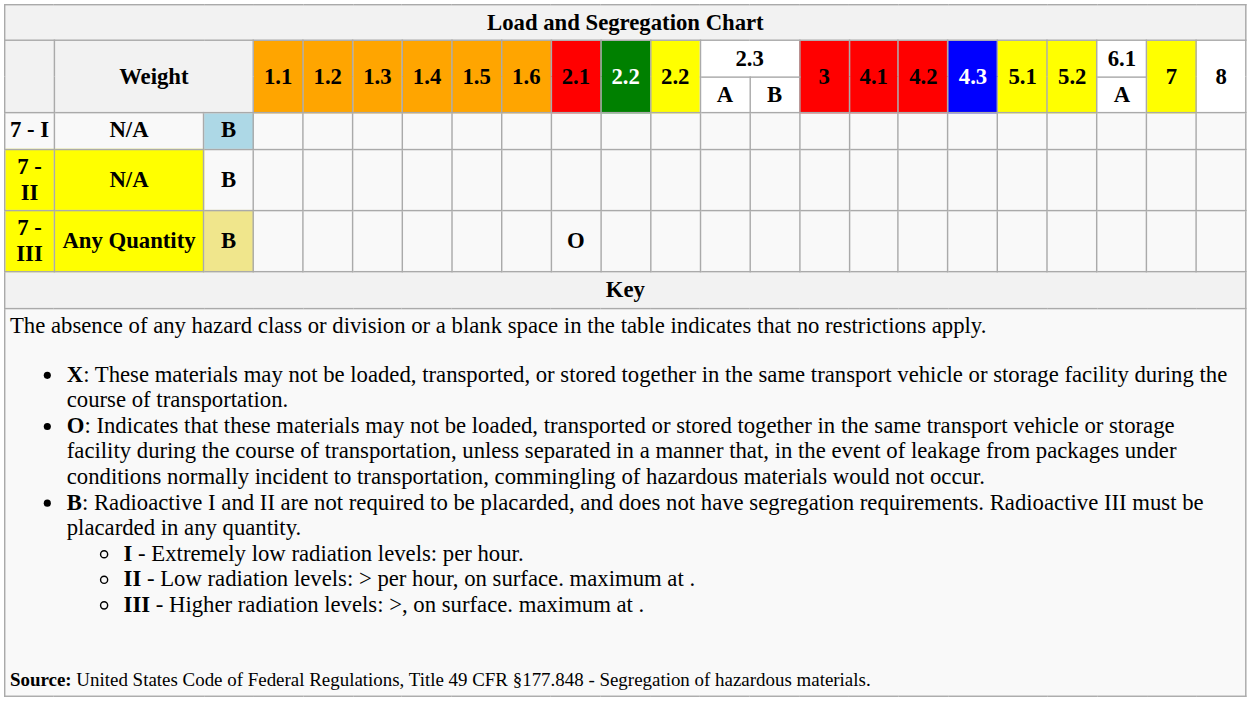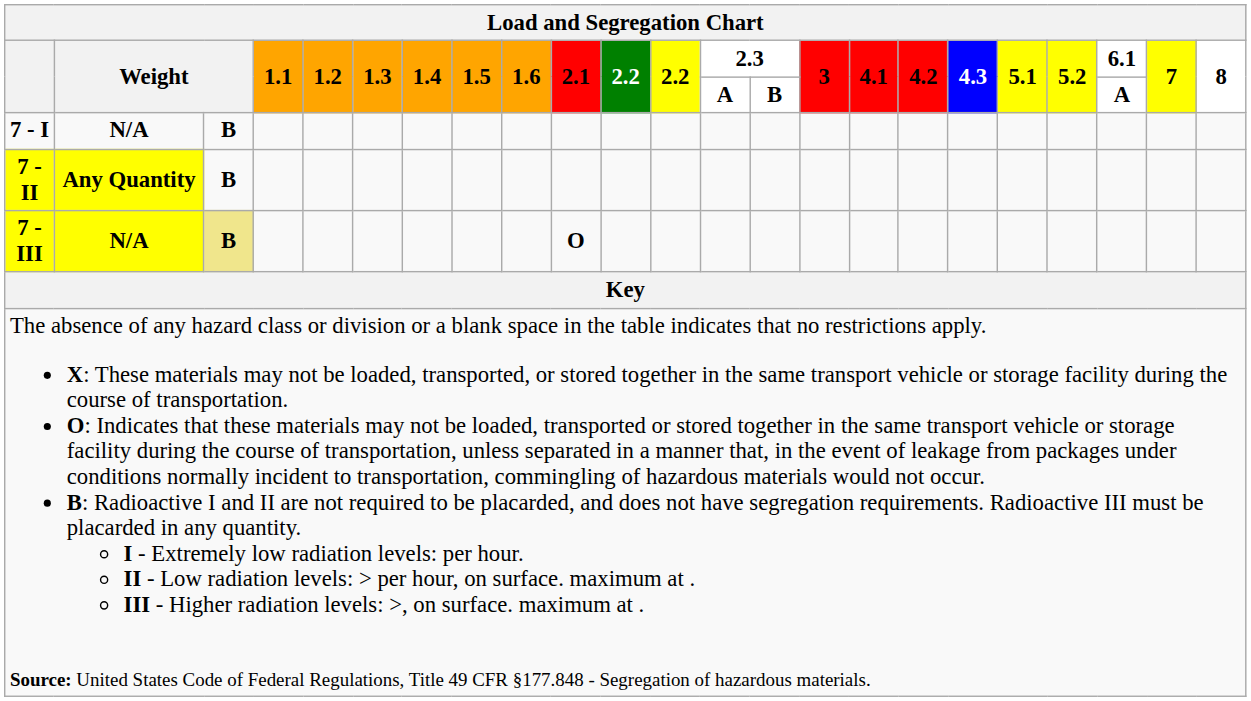(229, 130) lightblue background -> (229, 130) no background
(129, 179) N/A -> (129, 179) Any Quantity
(129, 241) Any Quantity -> (129, 241) N/A
